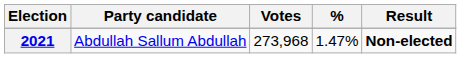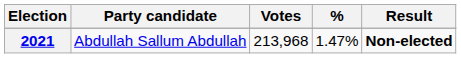(281, 40) 273,968 -> (281, 40) 213,968
